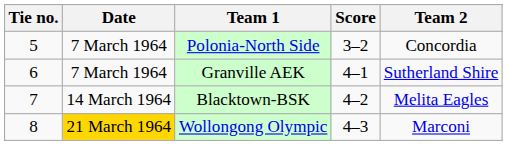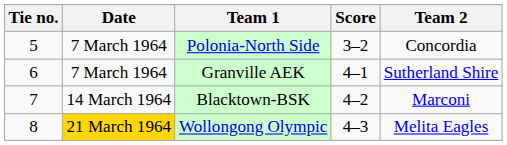(441, 99) Melita Eagles -> (441, 99) Marconi
(441, 126) Marconi -> (441, 126) Melita Eagles
